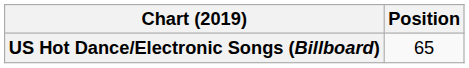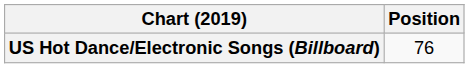(424, 47) 65 -> (424, 47) 76
